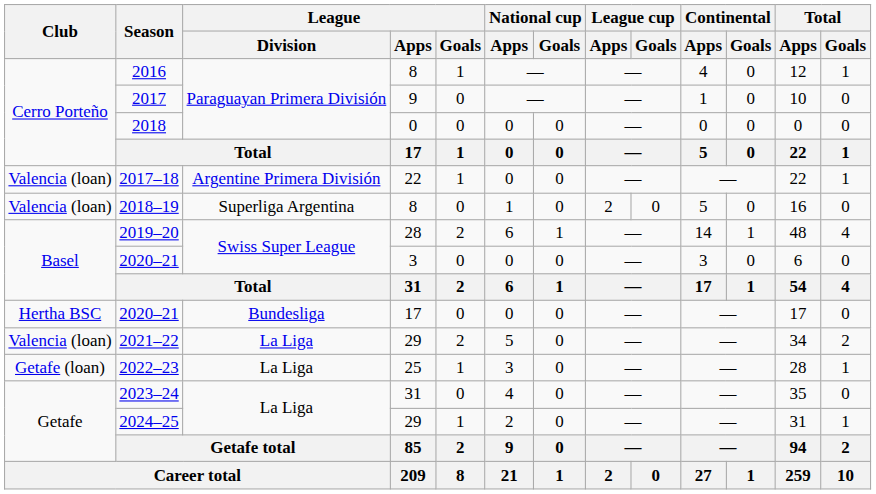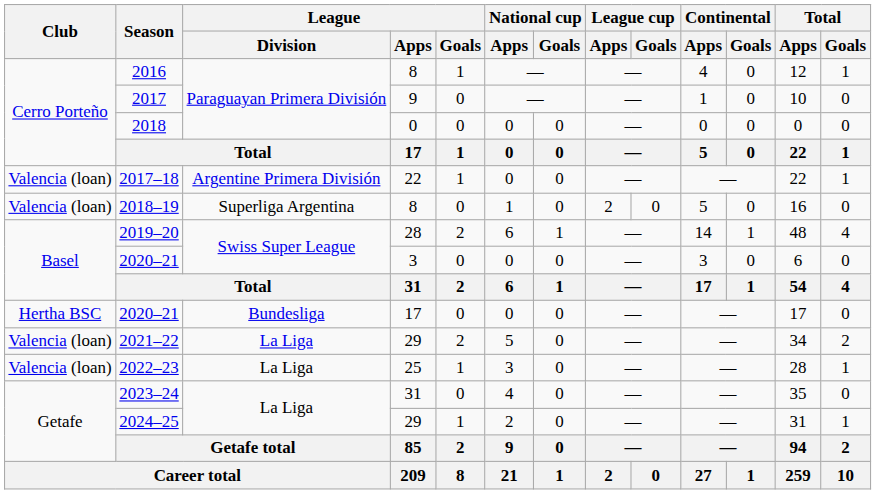(60, 367) Getafe (loan) -> (60, 367) Valencia (loan)
